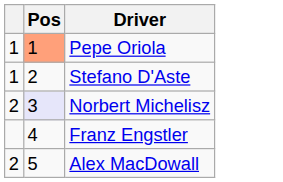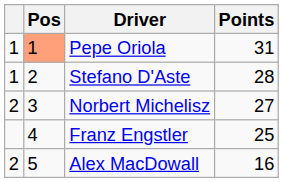+ column: (246, 19)
(33, 106) lavender background -> (33, 106) no background
